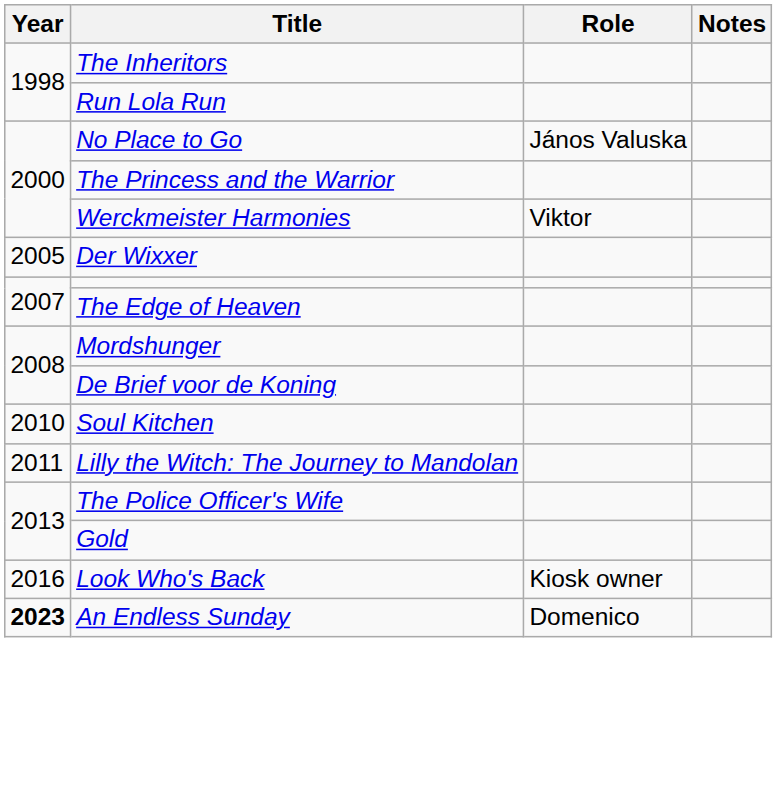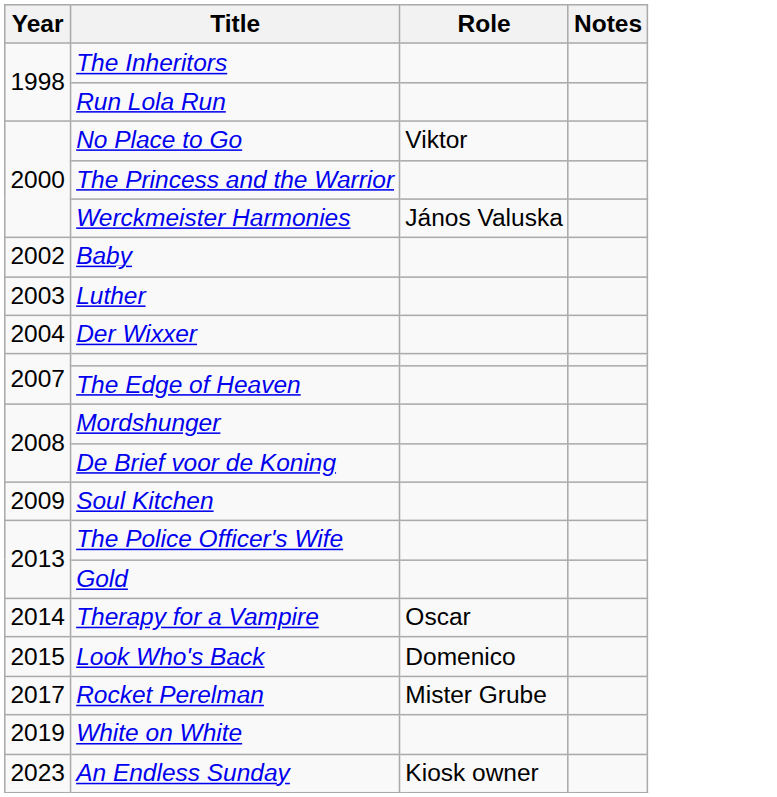(608, 140) János Valuska -> (436, 140) Viktor
(561, 218) Viktor -> (484, 218) János Valuska
+ row: (104, 256)
+ row: (111, 295)
(38, 256) 2005 -> (38, 334) 2004
(38, 423) 2010 -> (38, 501) 2009
- row: (297, 462)
+ row: (197, 617)
(38, 578) 2016 -> (38, 656) 2015
(596, 578) Kiosk owner -> (460, 656) Domenico
+ row: (170, 695)
+ row: (159, 734)
(38, 617) bold -> (38, 772) normal
(585, 617) Domenico -> (472, 772) Kiosk owner
